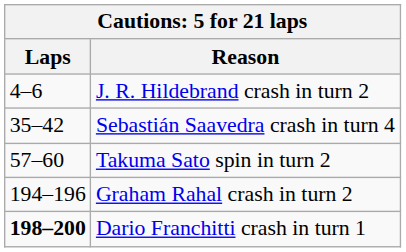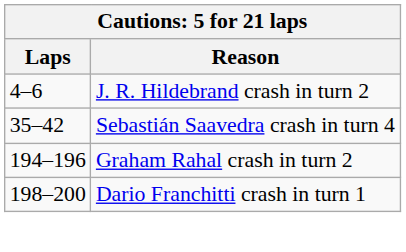- row: (213, 159)
(48, 228) bold -> (48, 194) normal
